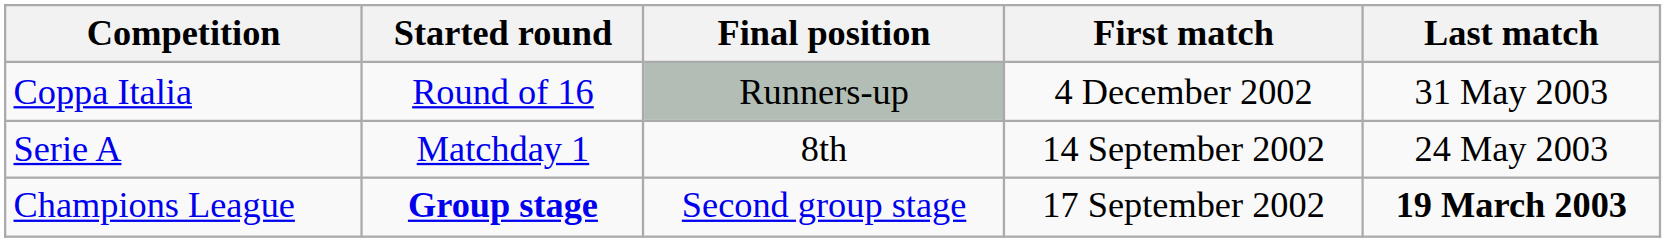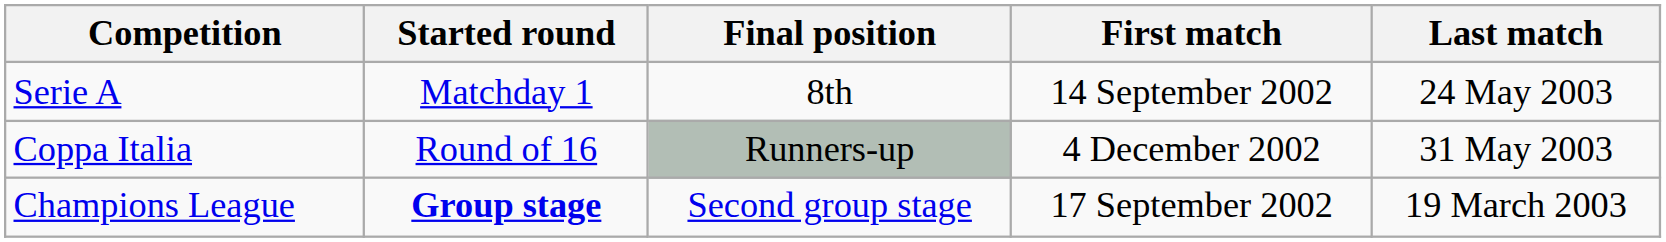rows swapped: (67, 148) <-> (103, 90)
(1511, 206) bold -> (1516, 206) normal
